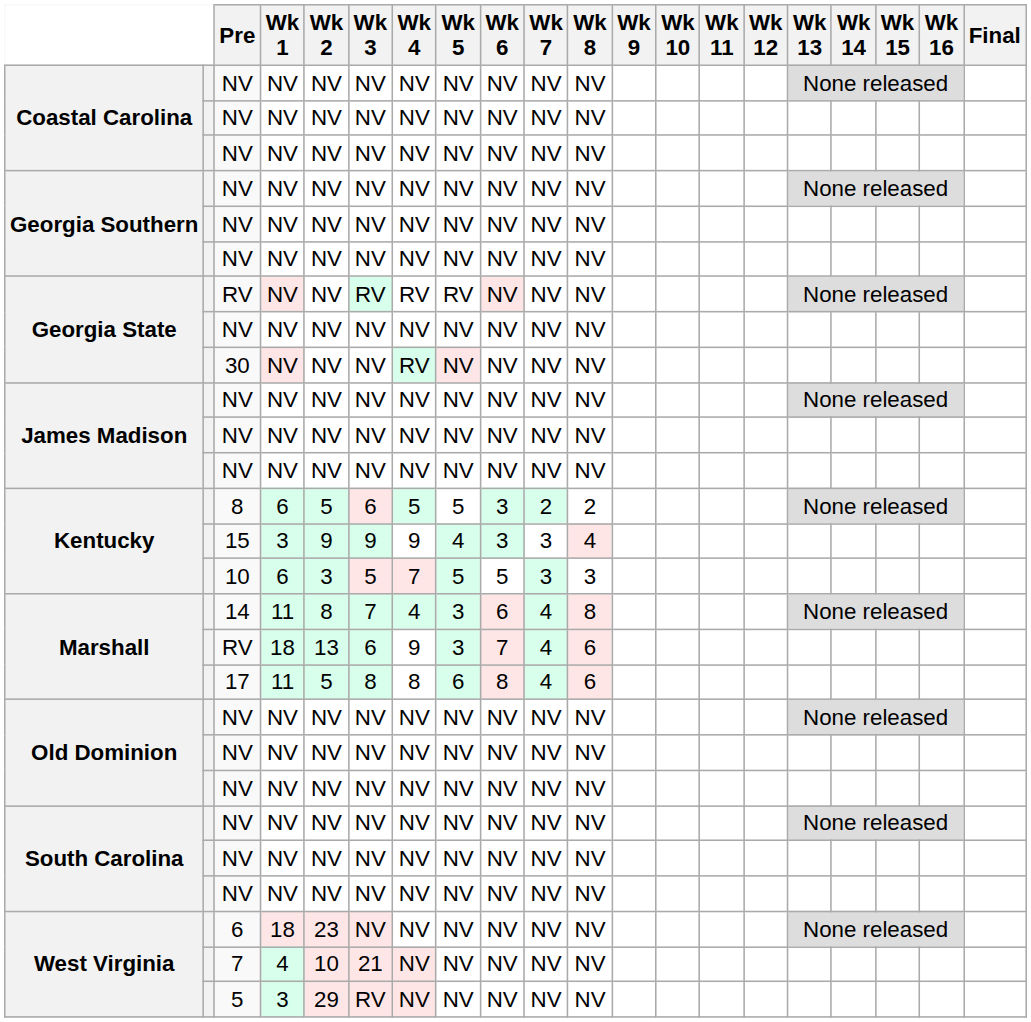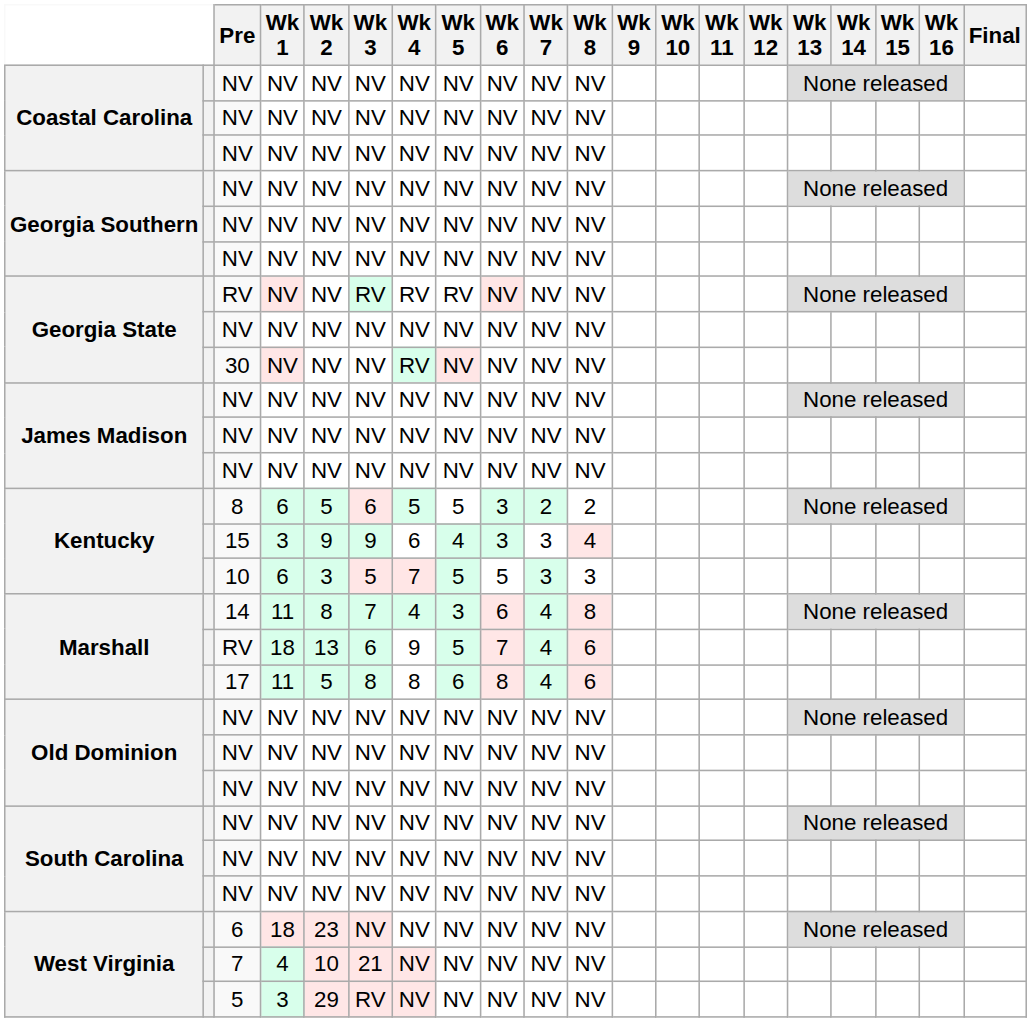(414, 541) 9 -> (414, 541) 6
(458, 647) 3 -> (458, 647) 5
